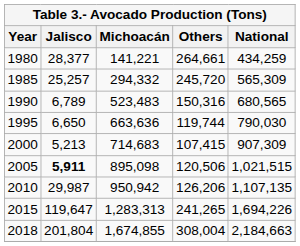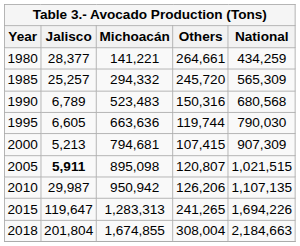(262, 101) 680,565 -> (262, 101) 680,568
(69, 123) 6,650 -> (69, 123) 6,605
(135, 144) 714,683 -> (135, 144) 794,681
(201, 166) 120,506 -> (201, 166) 120,807
